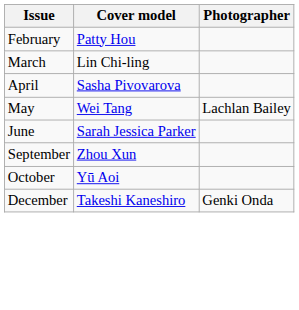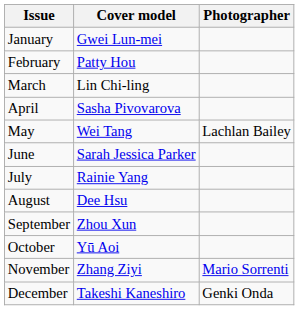+ row: (30, 39)
+ row: (20, 177)
+ row: (29, 200)
+ row: (39, 270)
